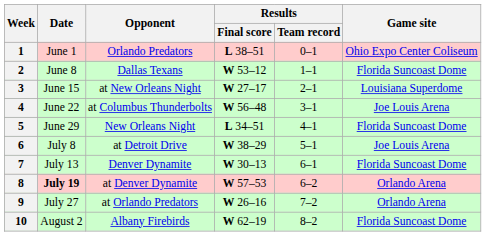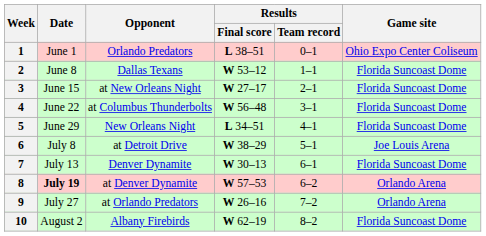(412, 89) Louisiana Superdome -> (412, 89) Florida Suncoast Dome
(412, 107) Joe Louis Arena -> (412, 107) Florida Suncoast Dome
